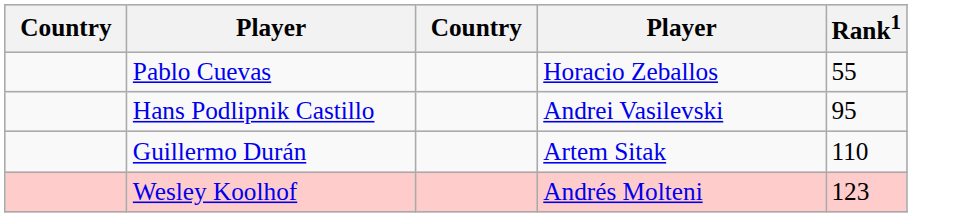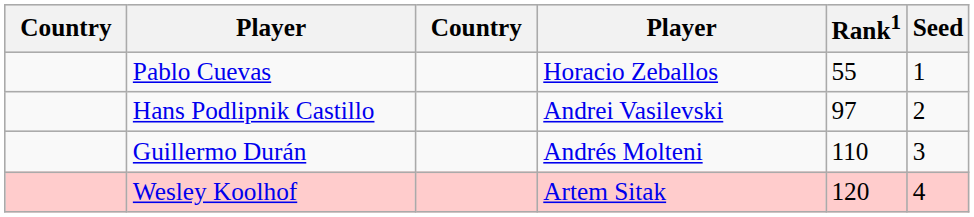+ column: (938, 27)
(844, 111) 95 -> (844, 111) 97
(605, 151) Artem Sitak -> (623, 151) Andrés Molteni
(623, 191) Andrés Molteni -> (605, 191) Artem Sitak
(850, 191) 123 -> (850, 191) 120
